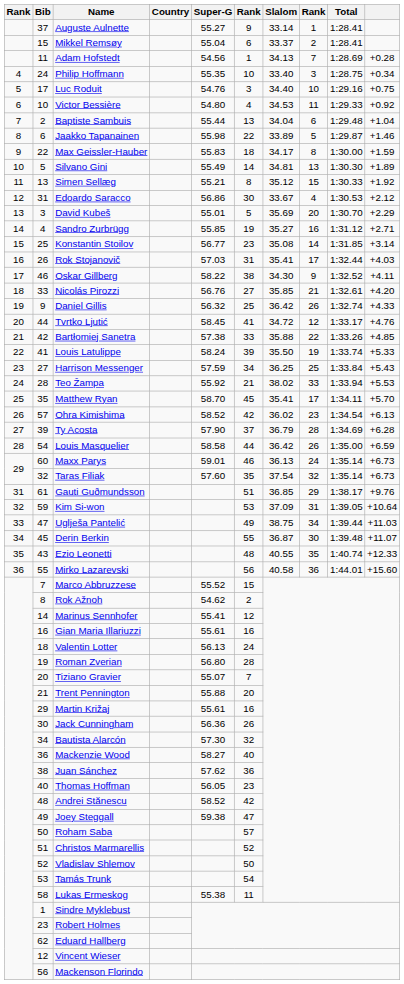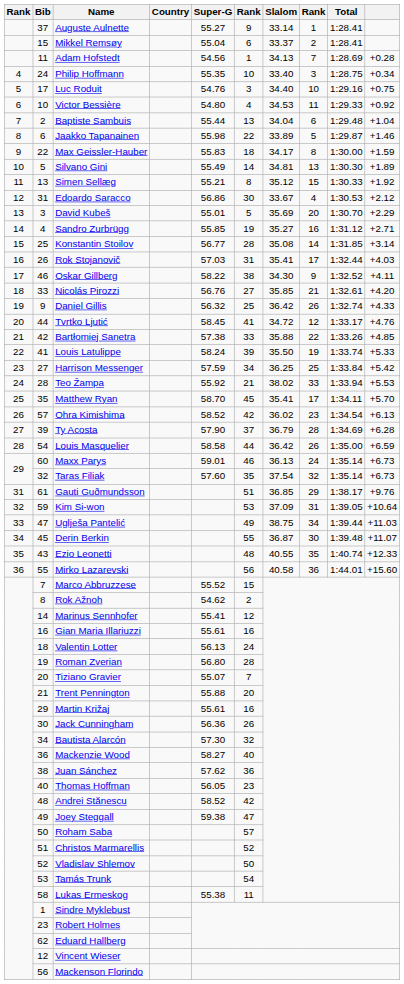(249, 244) 23 -> (249, 244) 28
(382, 368) +5.43 -> (382, 368) +5.42
